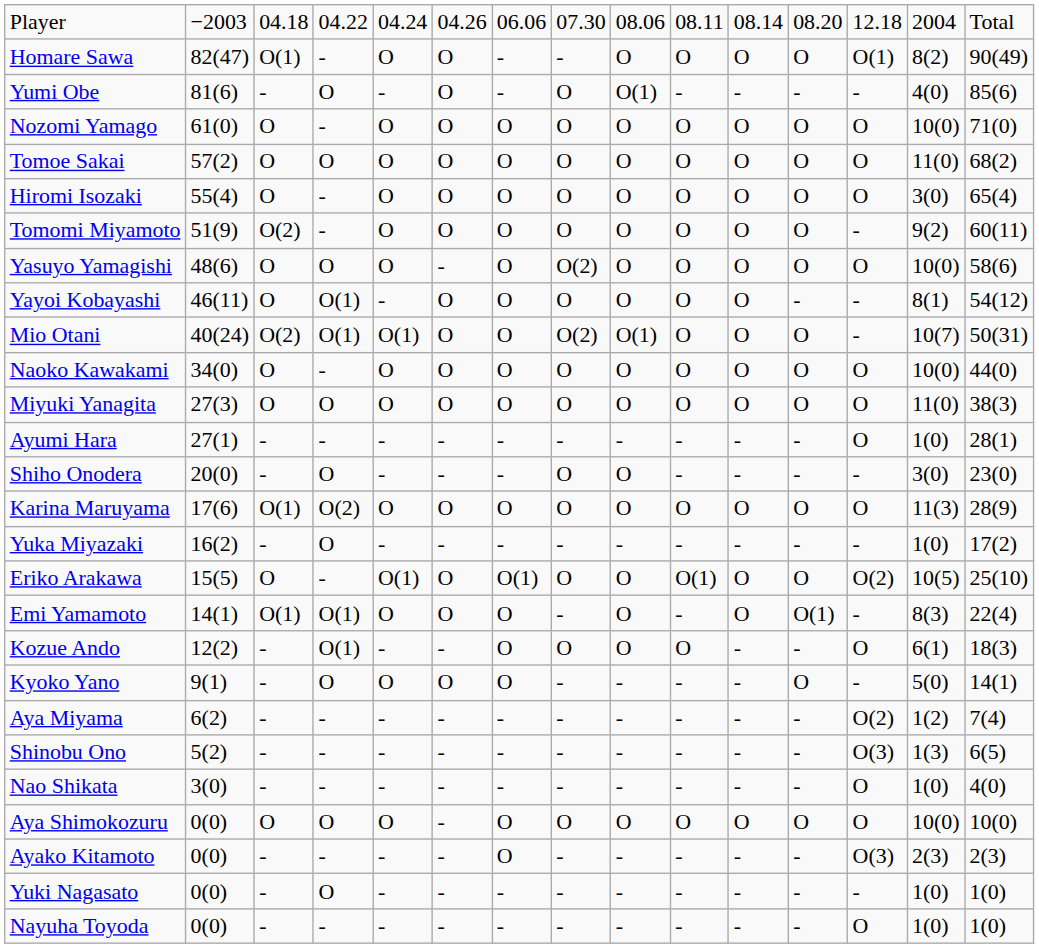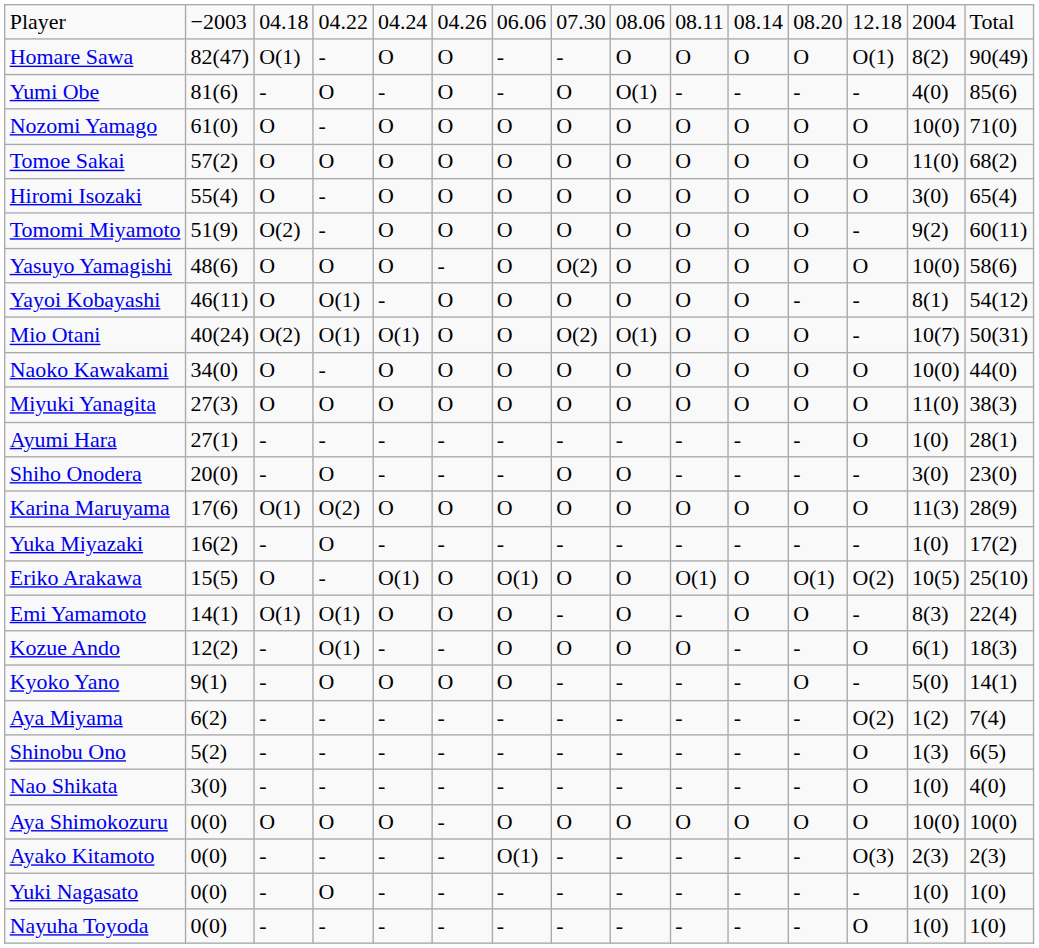(801, 578) O -> (814, 578) O(1)
(814, 612) O(1) -> (801, 612) O
(873, 751) O(3) -> (861, 751) O
(505, 856) O -> (518, 856) O(1)
